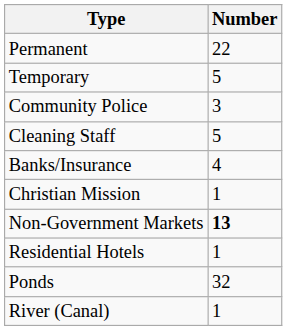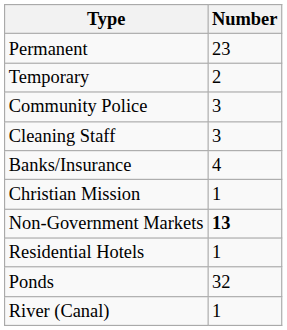(221, 48) 22 -> (221, 48) 23
(217, 77) 5 -> (217, 77) 2
(217, 135) 5 -> (217, 135) 3
